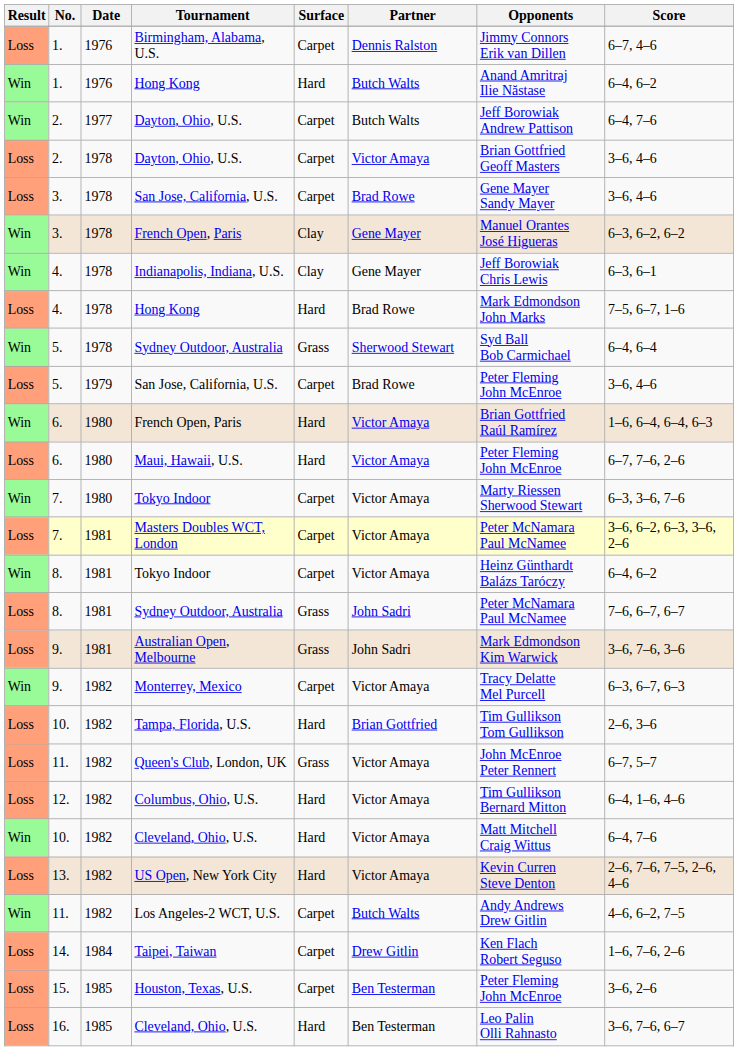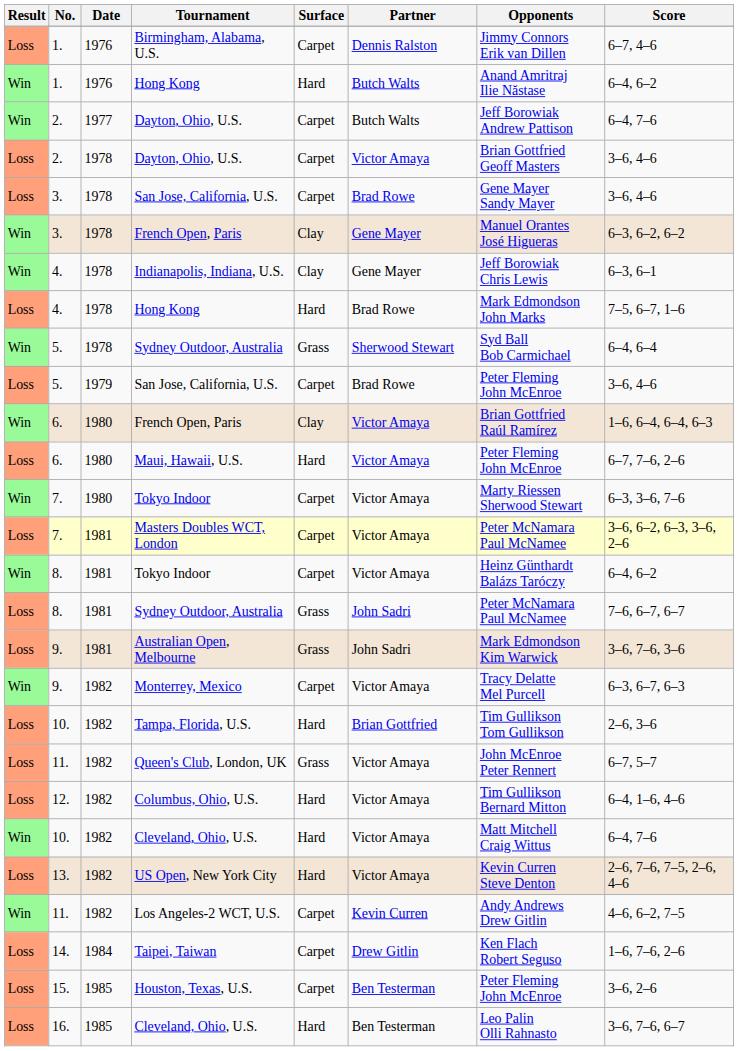(311, 422) Hard -> (311, 422) Clay
(386, 913) Butch Walts -> (390, 913) Kevin Curren
